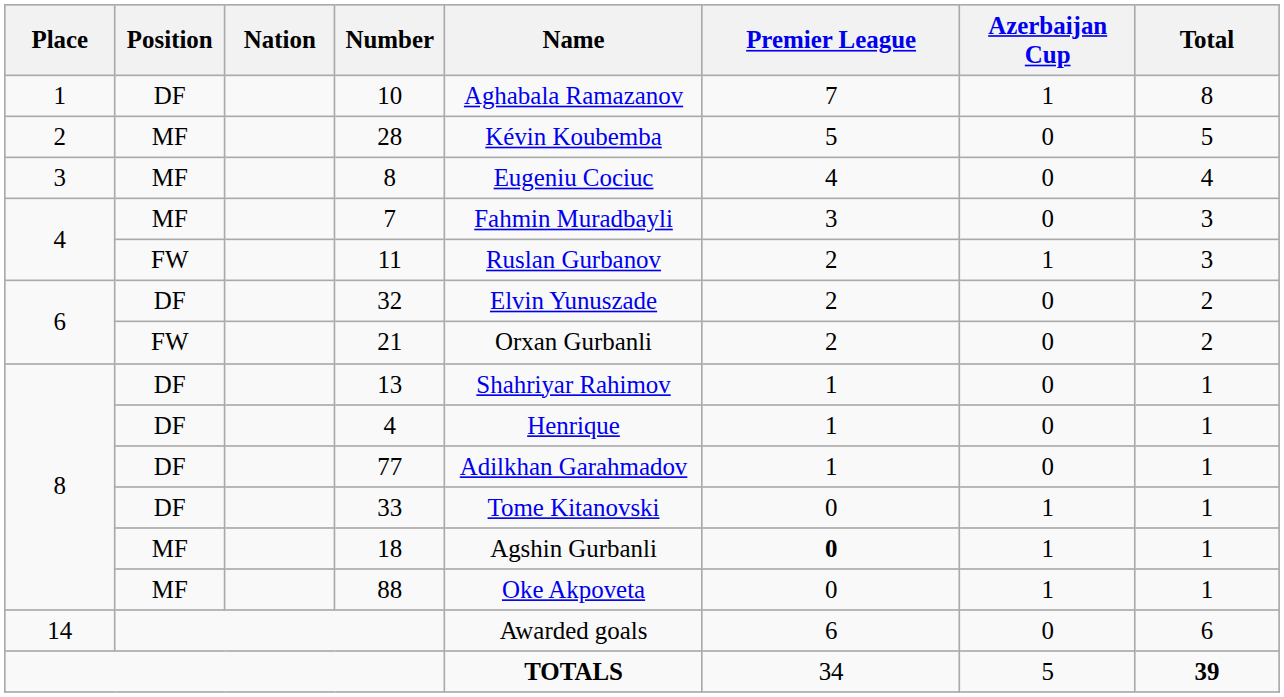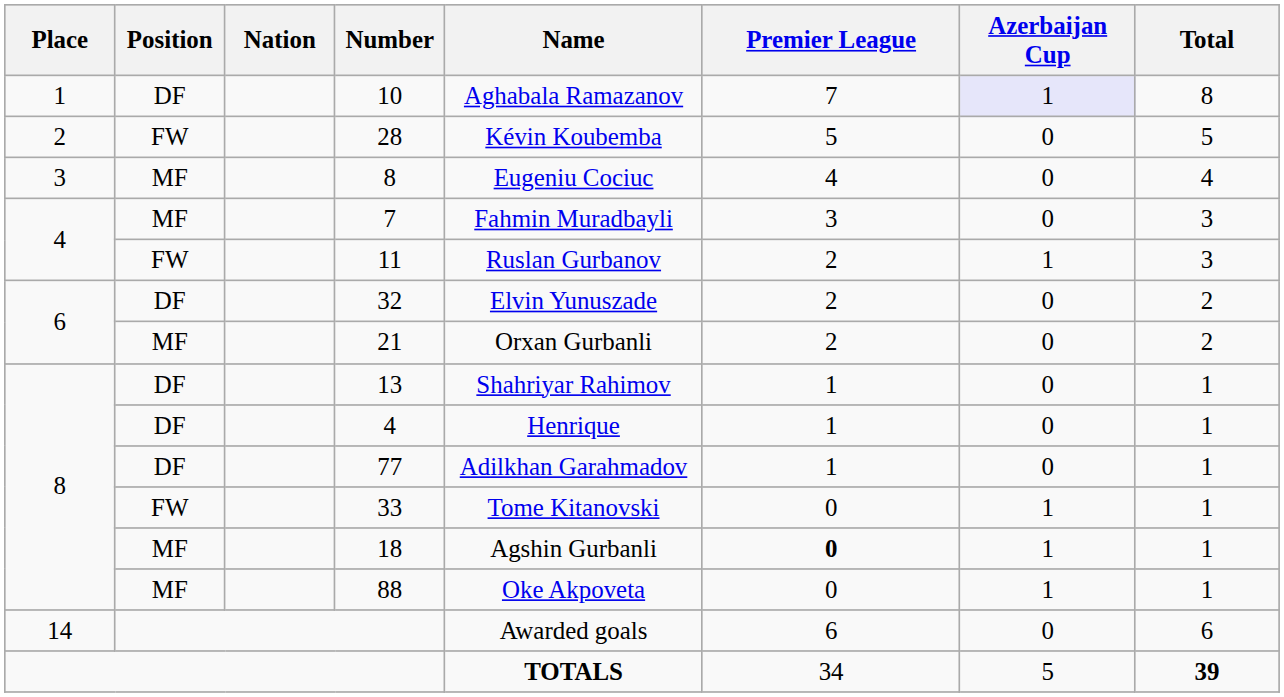(1048, 95) no background -> (1048, 95) lavender background
(170, 136) MF -> (170, 136) FW
(170, 342) FW -> (170, 342) MF
(170, 506) DF -> (170, 506) FW
